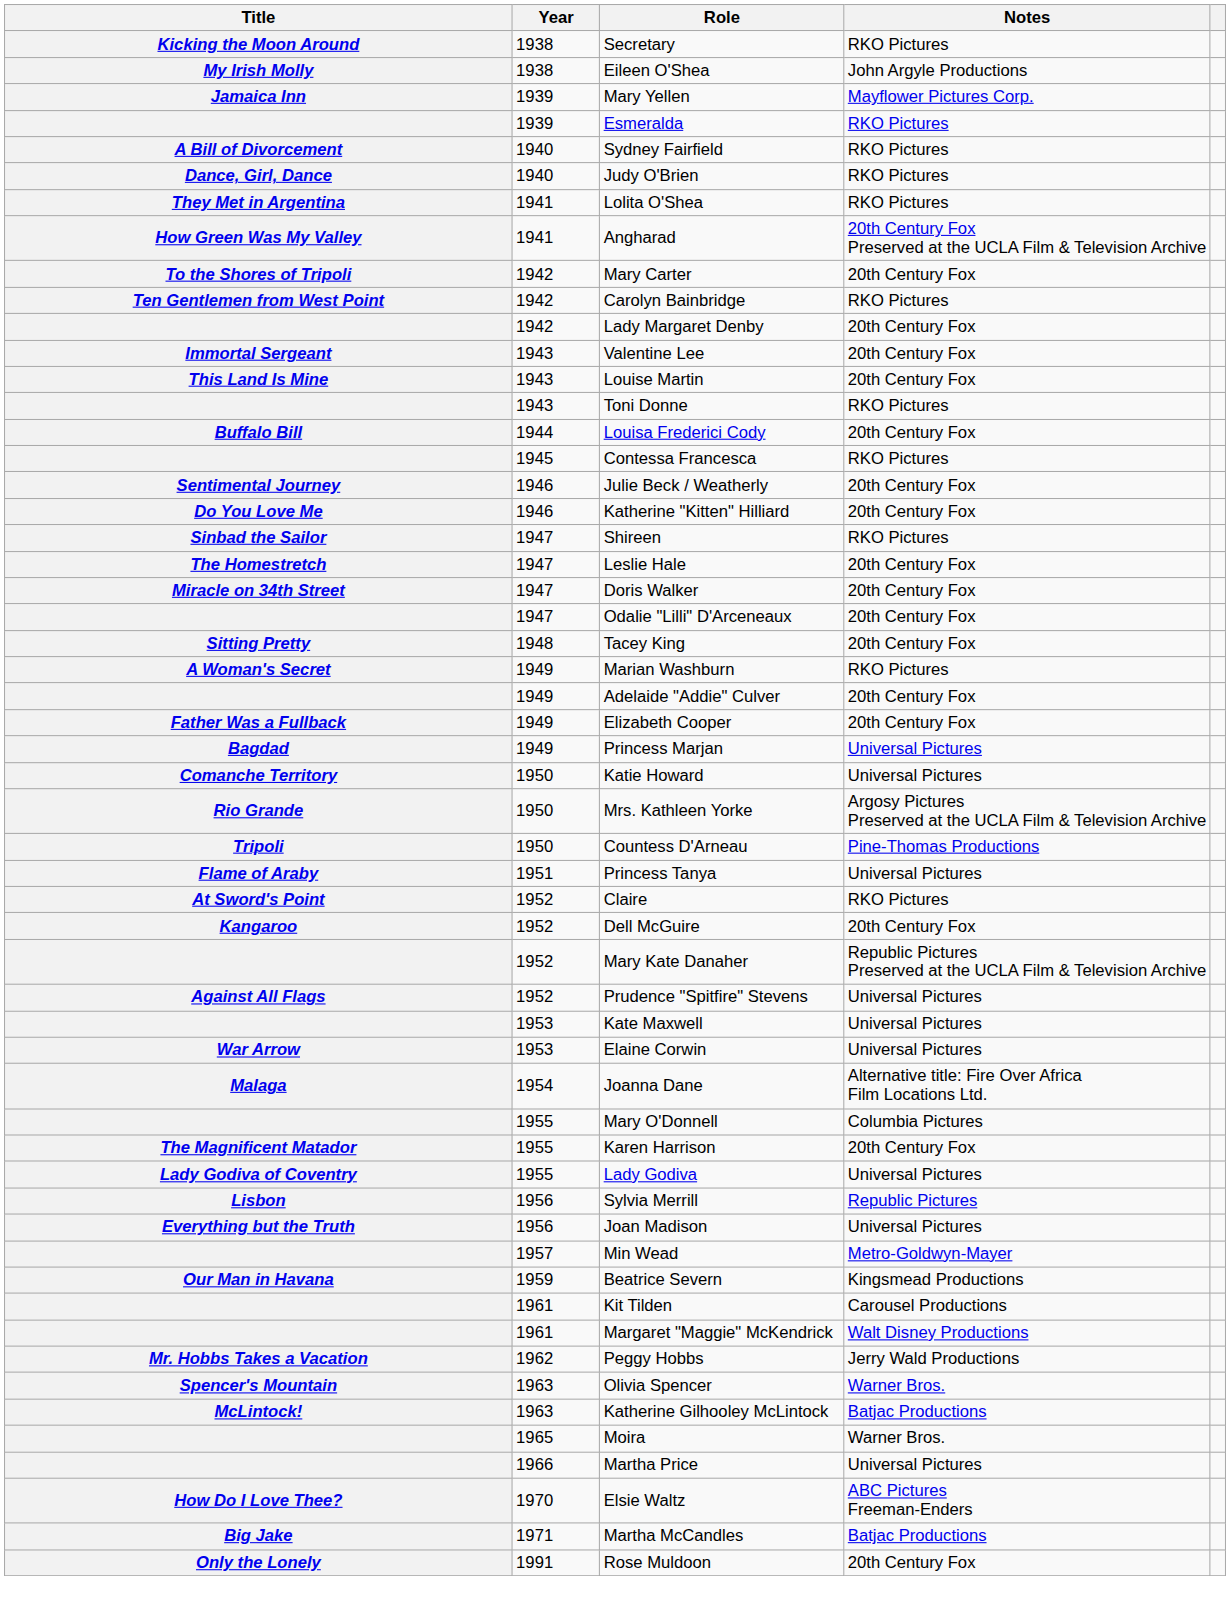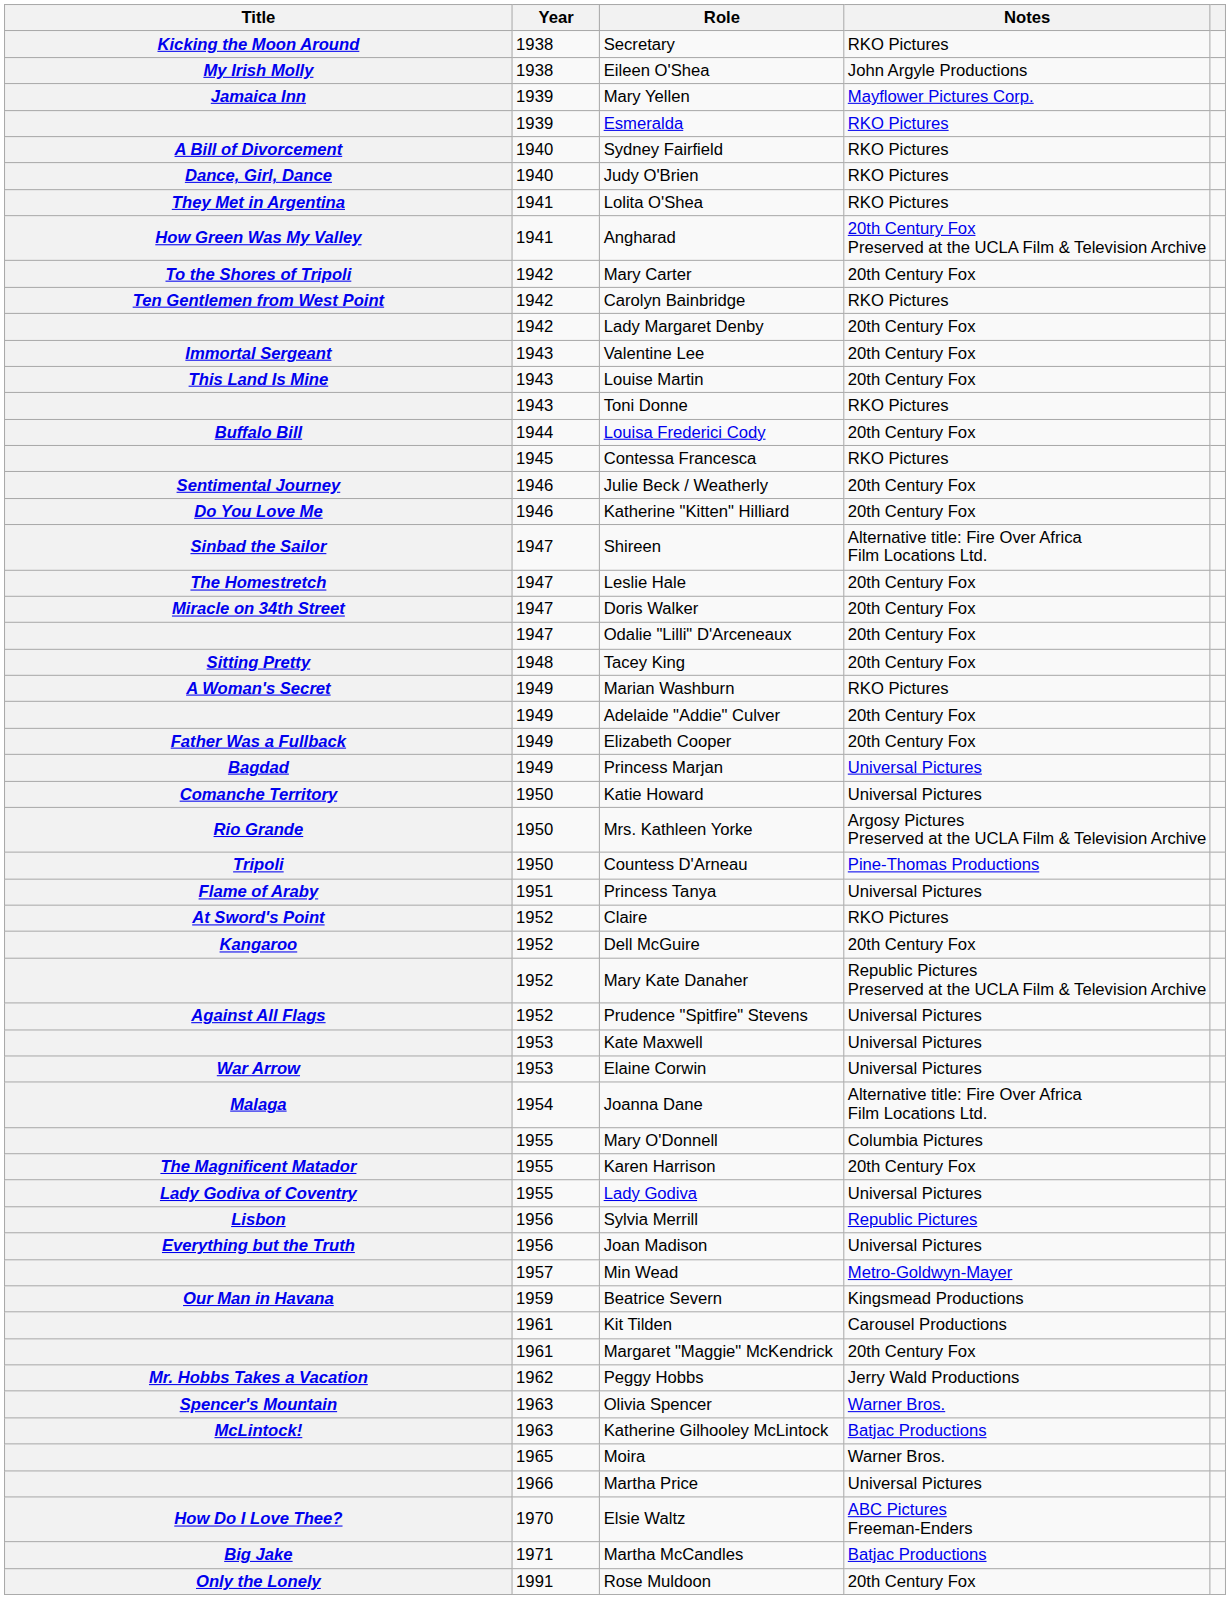(898, 537) RKO Pictures -> (965, 547) Alternative title: Fire Over Africa Film Locations Ltd.
(938, 1332) Walt Disney Productions -> (912, 1351) 20th Century Fox
